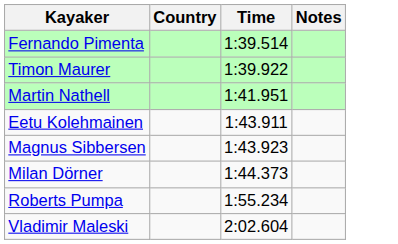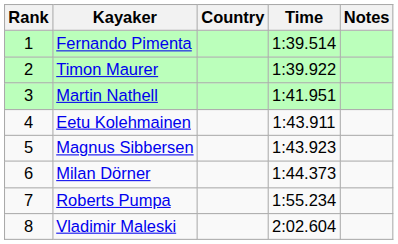+ column: (28, 17)
